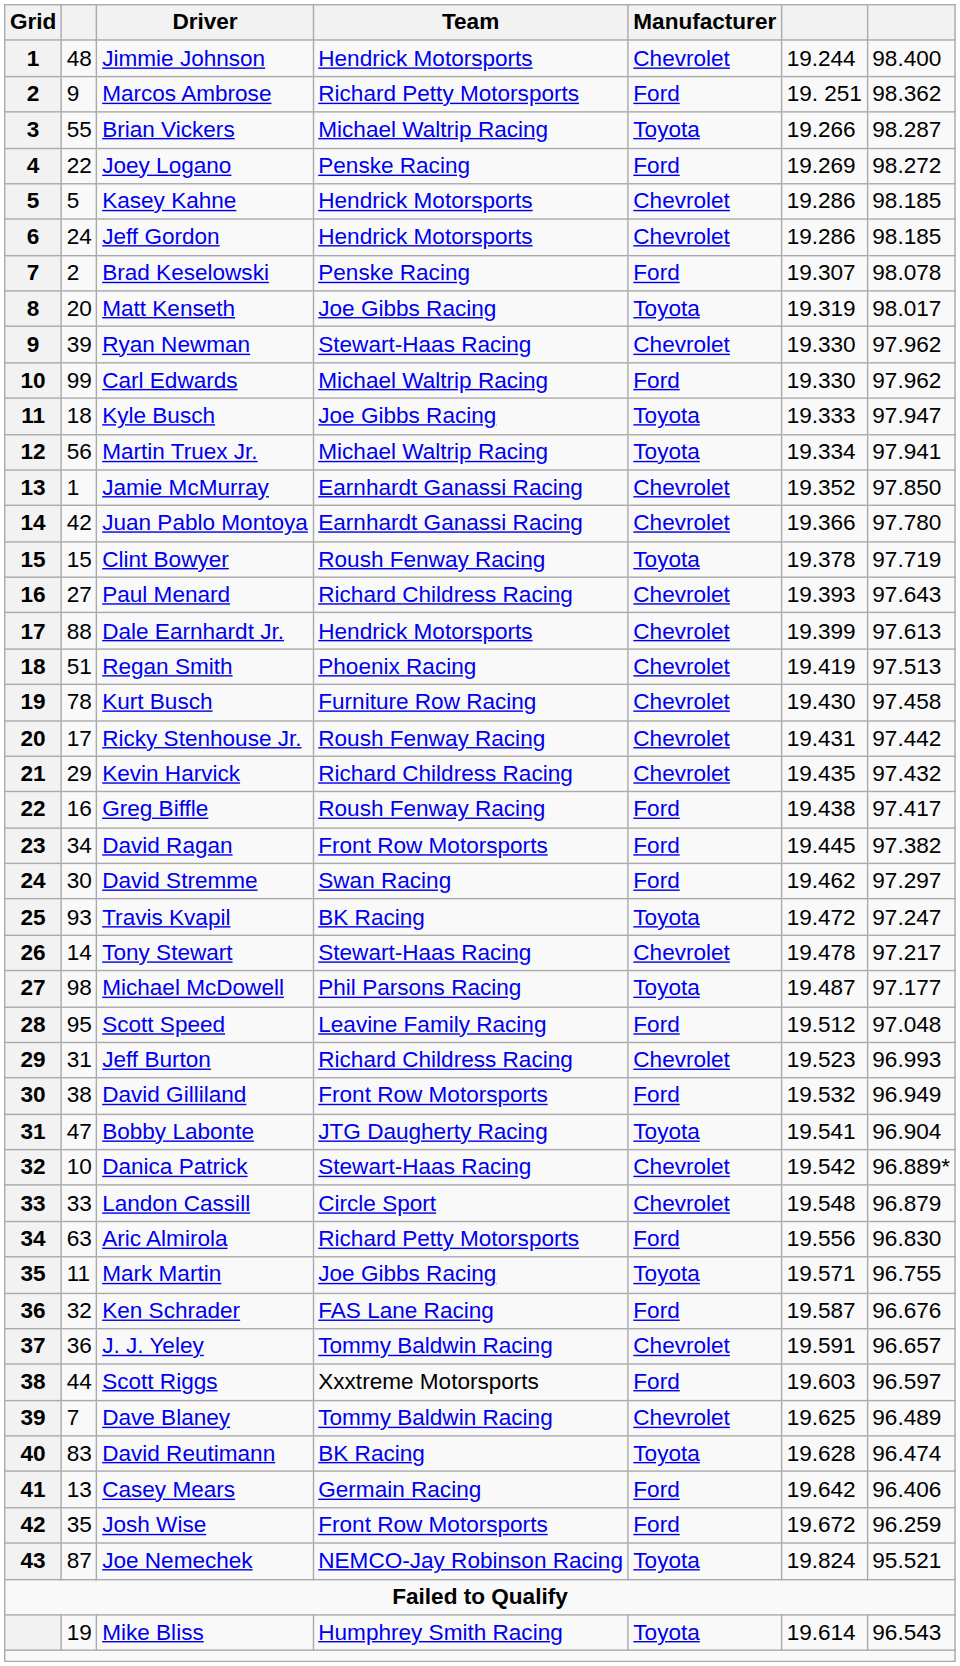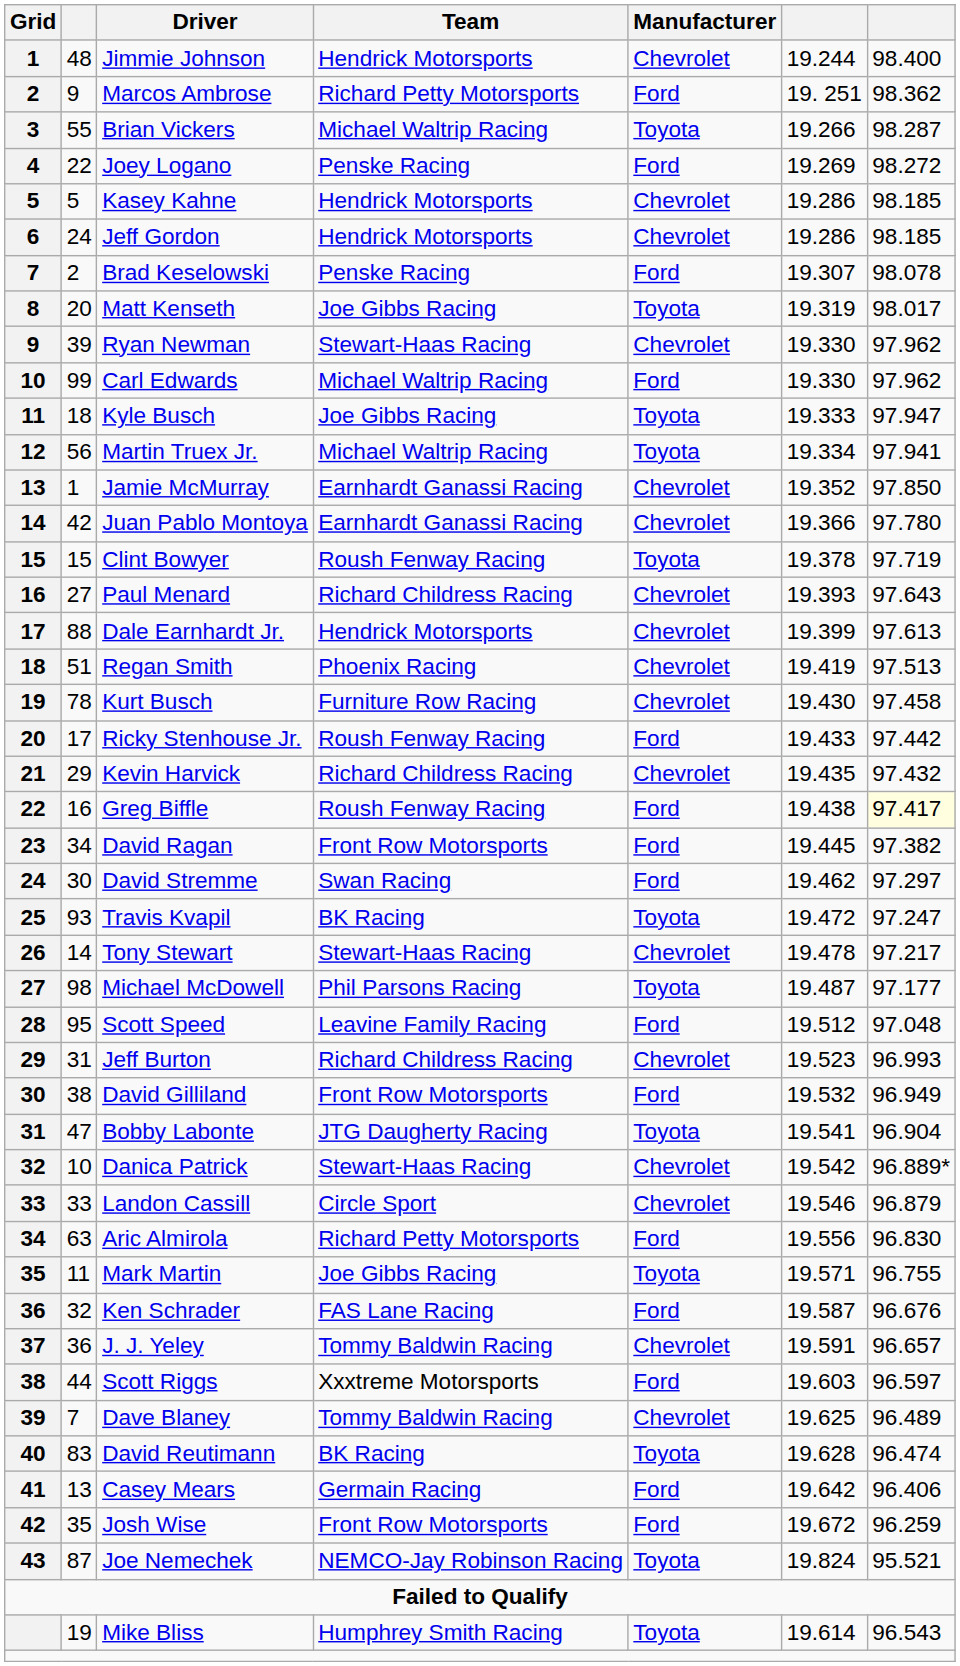(682, 737) Chevrolet -> (657, 737) Ford
(821, 737) 19.431 -> (821, 737) 19.433
(907, 809) no background -> (907, 809) lightyellow background
(821, 1203) 19.548 -> (821, 1203) 19.546
